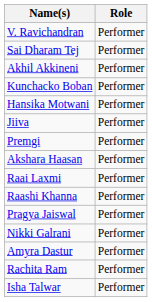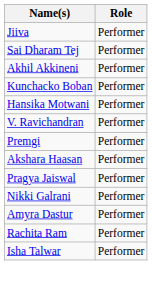rows swapped: (18, 123) <-> (45, 31)
- row: (34, 178)
- row: (42, 196)
